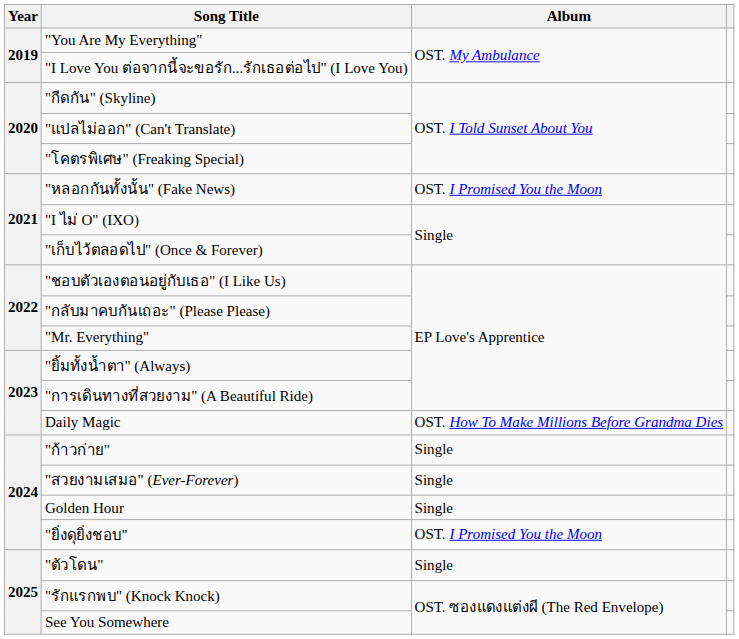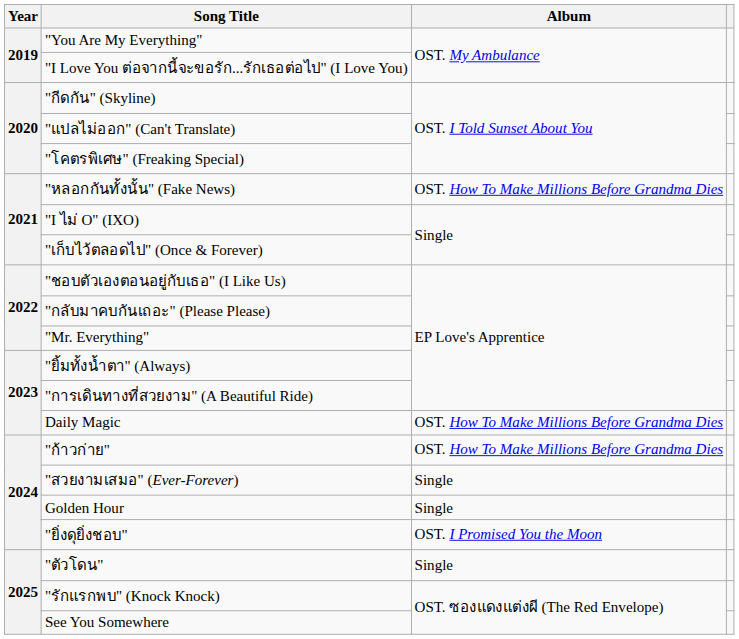(508, 189) OST. I Promised You the Moon -> (569, 189) OST. How To Make Millions Before Grandma Dies
(434, 449) Single -> (569, 449) OST. How To Make Millions Before Grandma Dies
